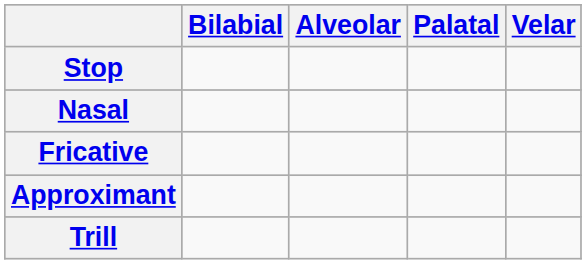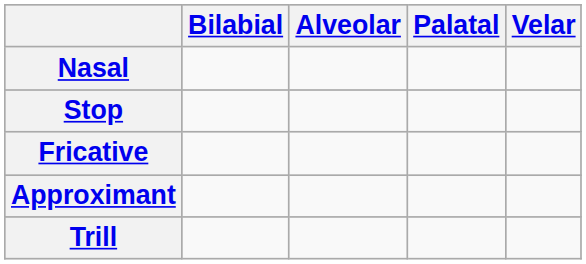rows swapped: (93, 110) <-> (93, 68)
